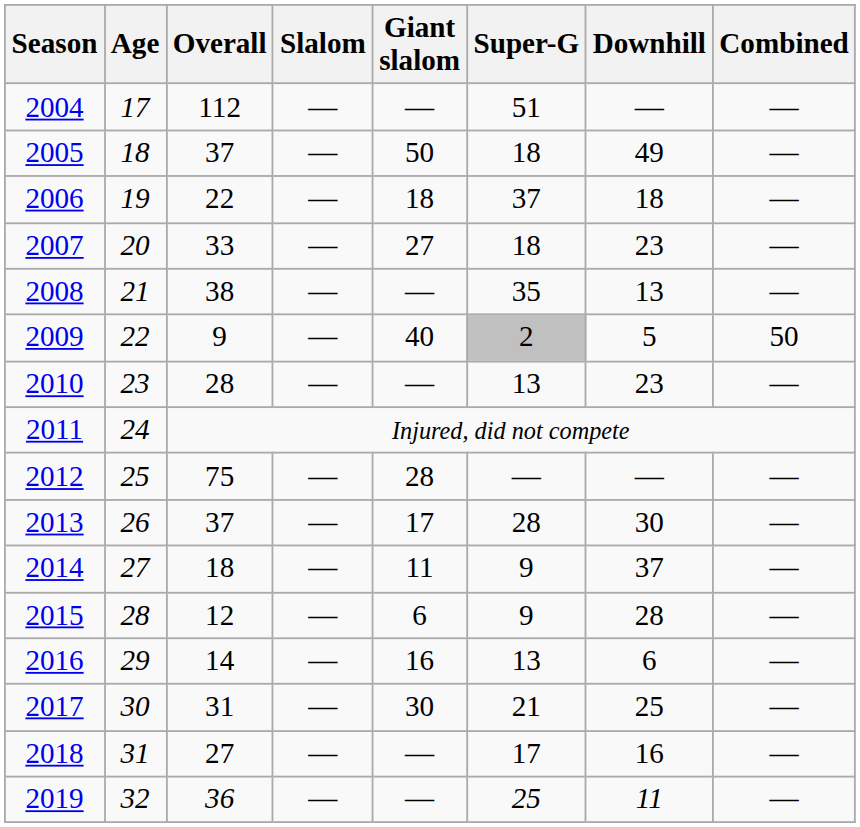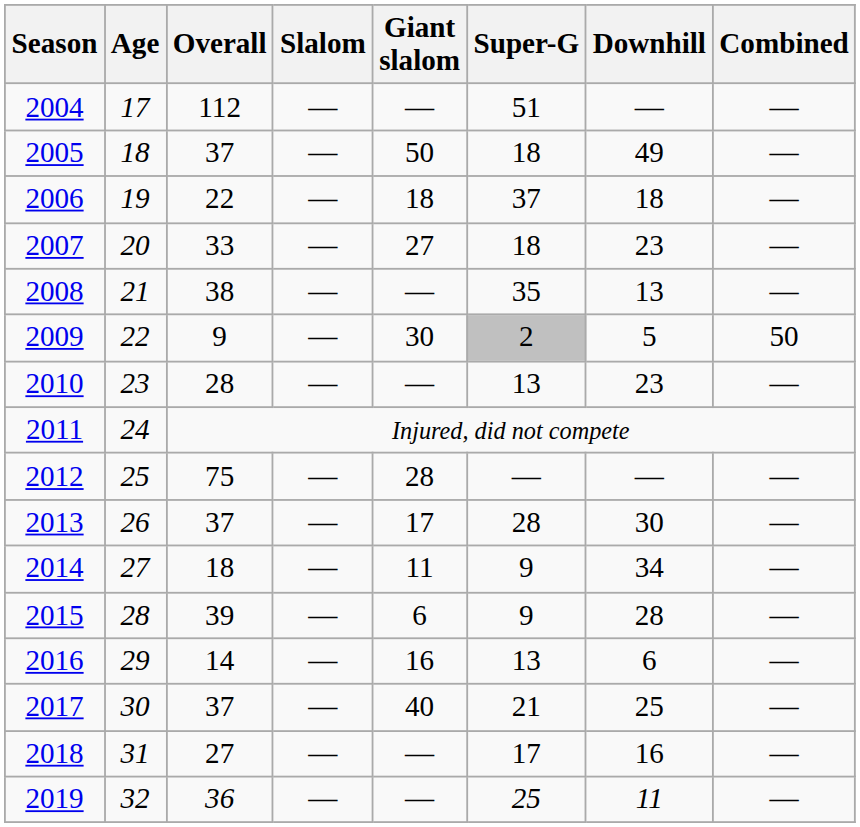(420, 337) 40 -> (420, 337) 30
(649, 568) 37 -> (649, 568) 34
(220, 614) 12 -> (220, 614) 39
(220, 706) 31 -> (220, 706) 37
(420, 706) 30 -> (420, 706) 40
